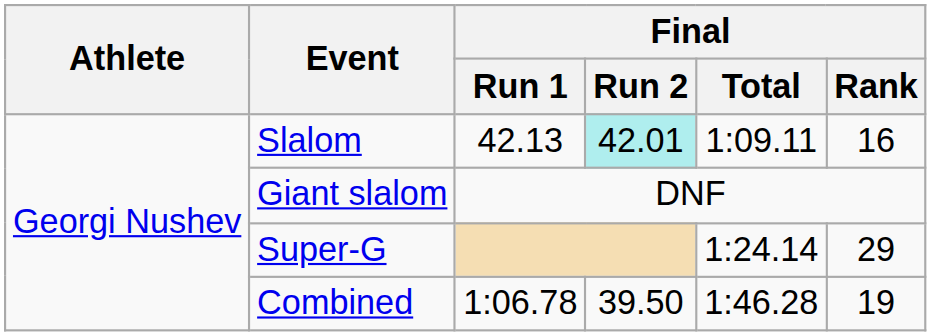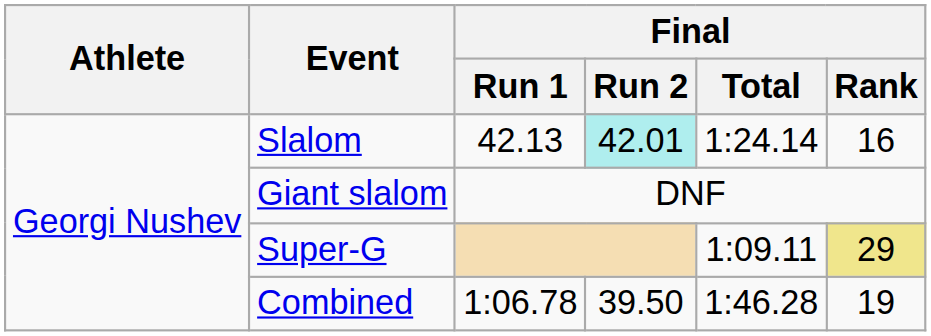(761, 140) 1:09.11 -> (761, 140) 1:24.14
(761, 248) 1:24.14 -> (761, 248) 1:09.11
(876, 248) no background -> (876, 248) khaki background
